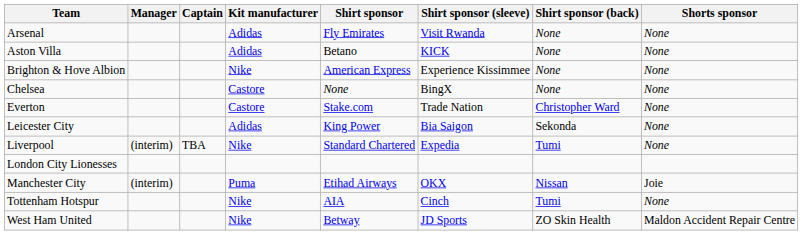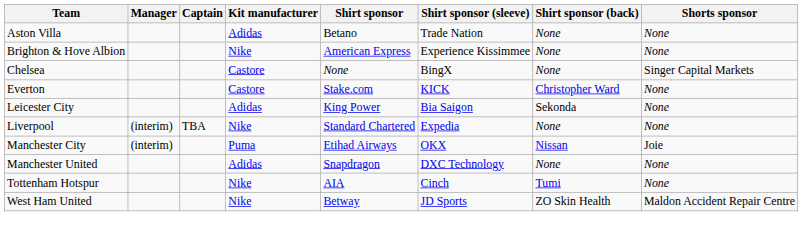- row: (26, 32)
(435, 51) KICK -> (452, 32) Trade Nation
(657, 88) None -> (699, 70) Singer Capital Markets
(452, 107) Trade Nation -> (435, 88) KICK
(548, 145) Tumi -> (548, 126) None
- row: (62, 164)
+ row: (52, 164)
